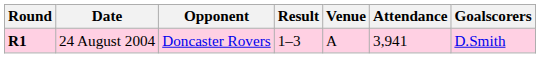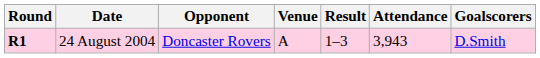columns swapped: (346, 16) <-> (298, 16)
(390, 40) 3,941 -> (390, 40) 3,943
